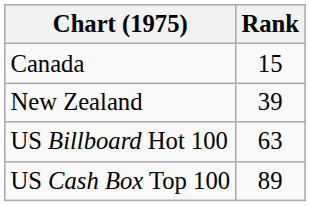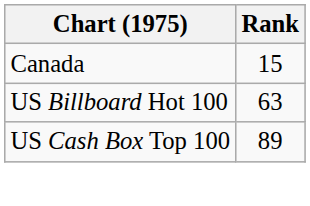- row: (76, 102)
